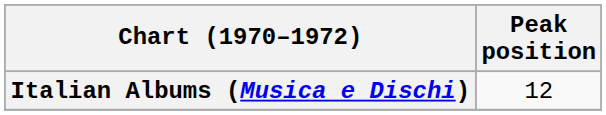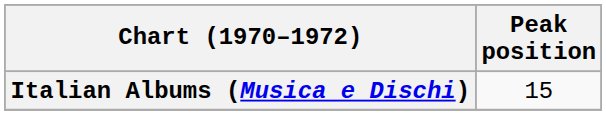(539, 91) 12 -> (539, 91) 15
